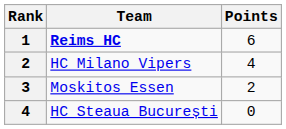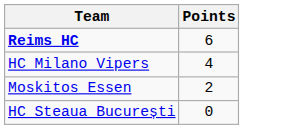- column: (26, 17)
